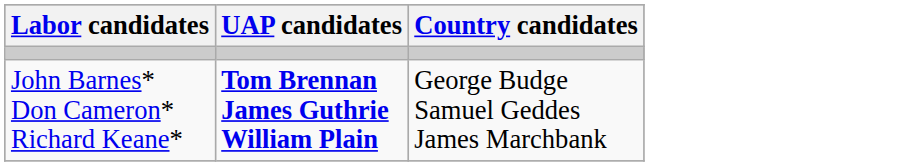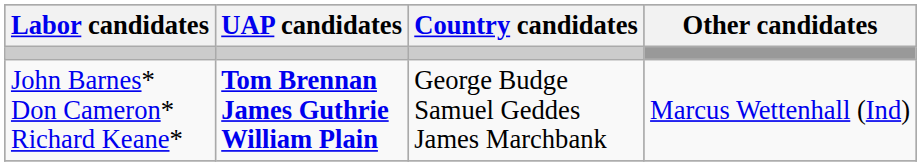+ column: (780, 25)
